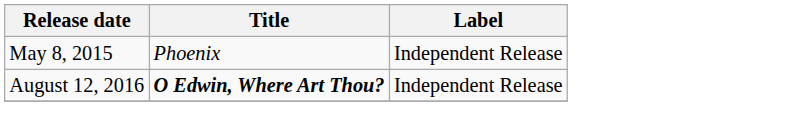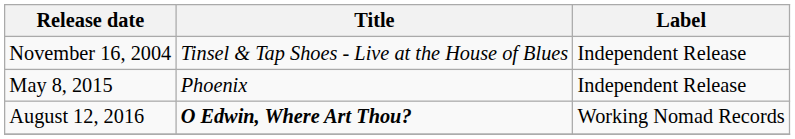+ row: (90, 52)
(478, 85) Independent Release -> (681, 117) Working Nomad Records
